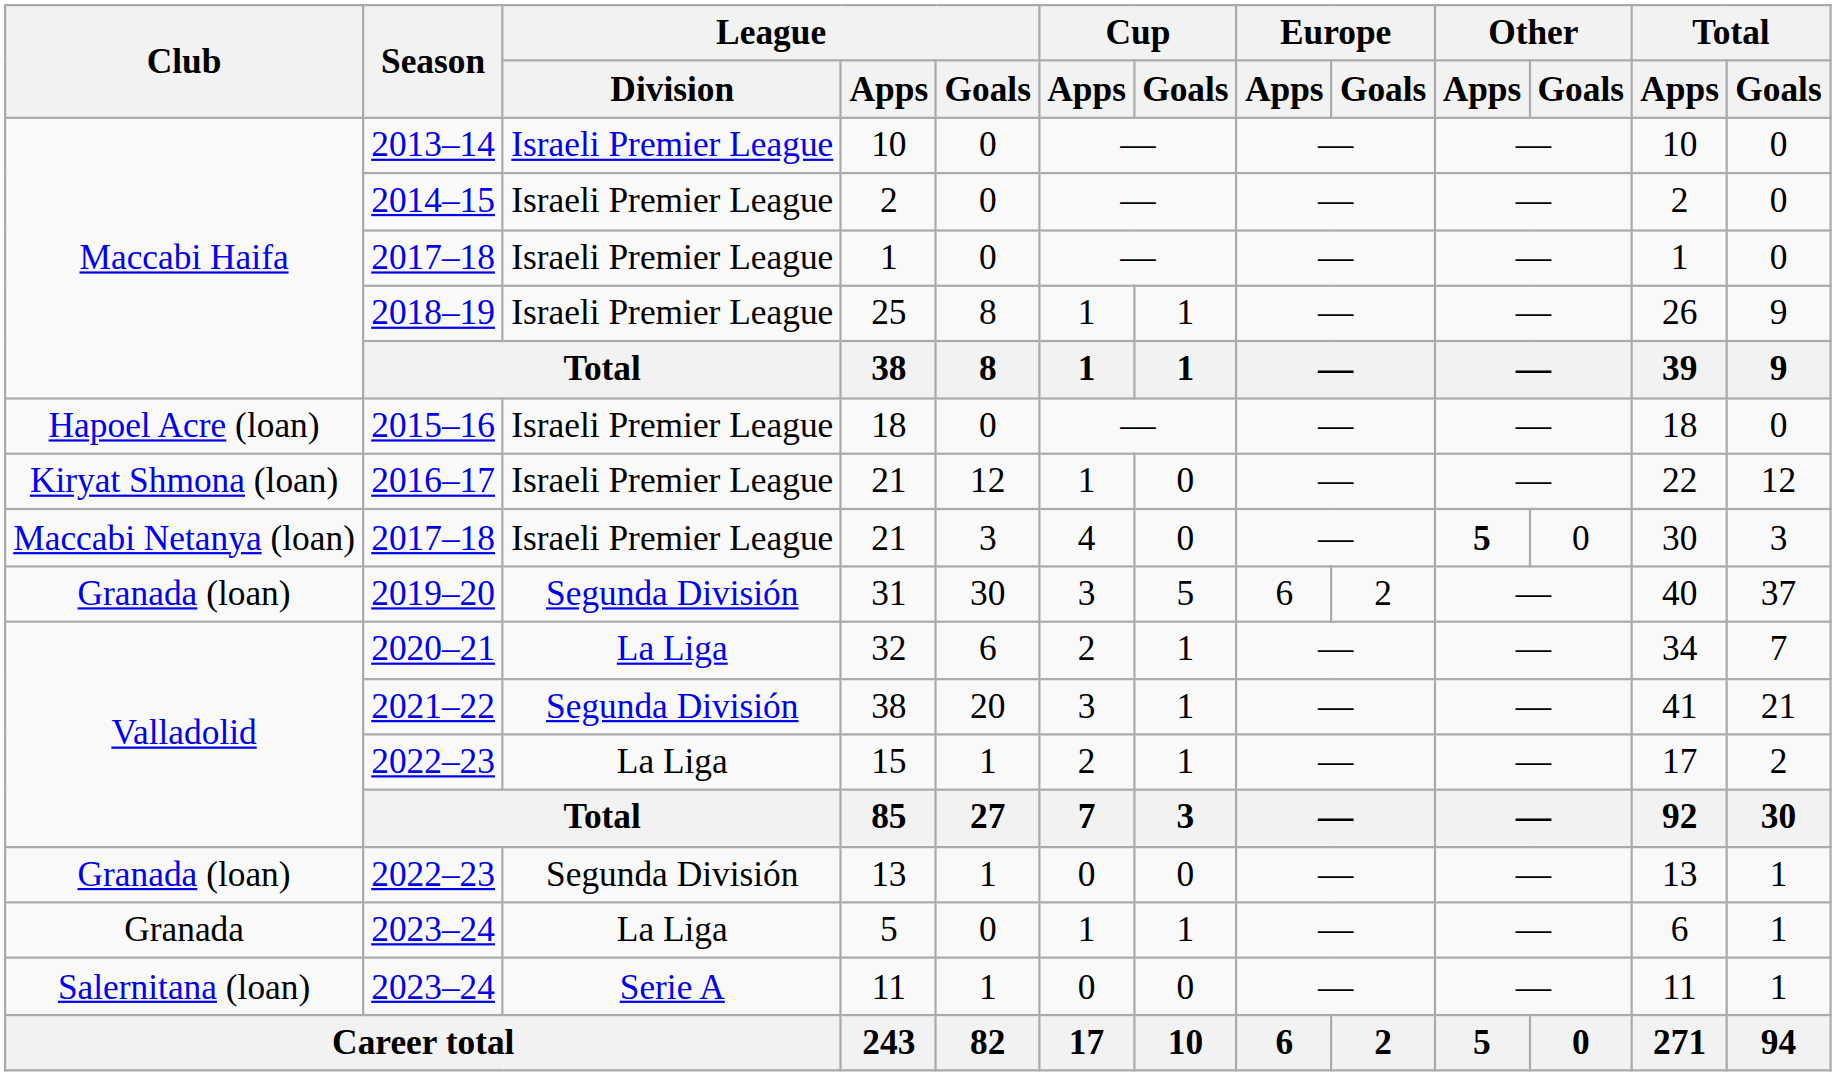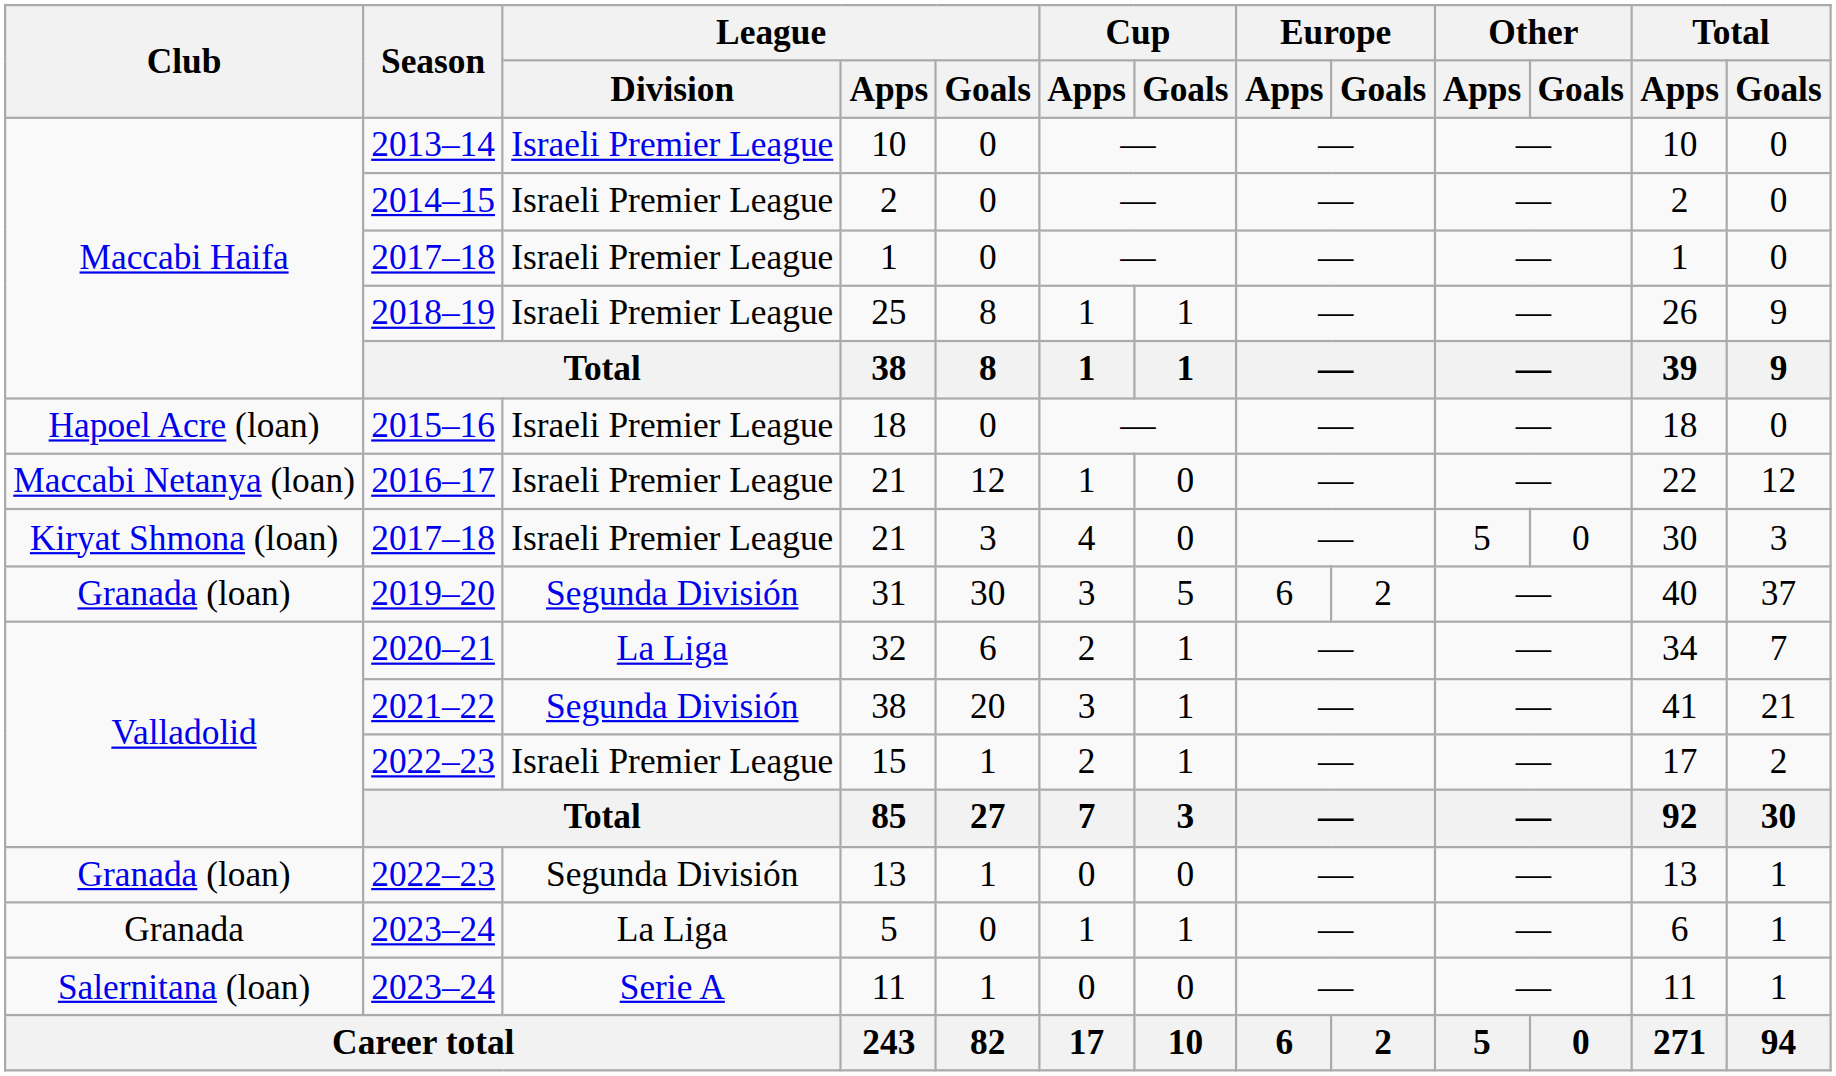(184, 481) Kiryat Shmona (loan) -> (184, 481) Maccabi Netanya (loan)
(184, 537) Maccabi Netanya (loan) -> (184, 537) Kiryat Shmona (loan)
(1482, 537) bold -> (1482, 537) normal
(672, 761) La Liga -> (672, 761) Israeli Premier League
